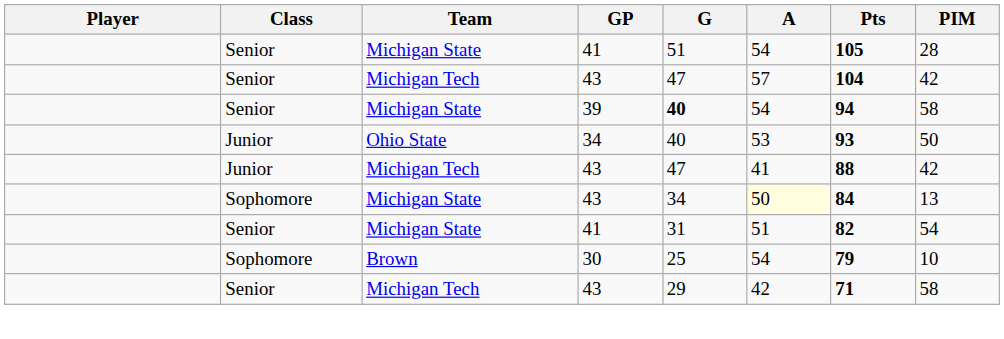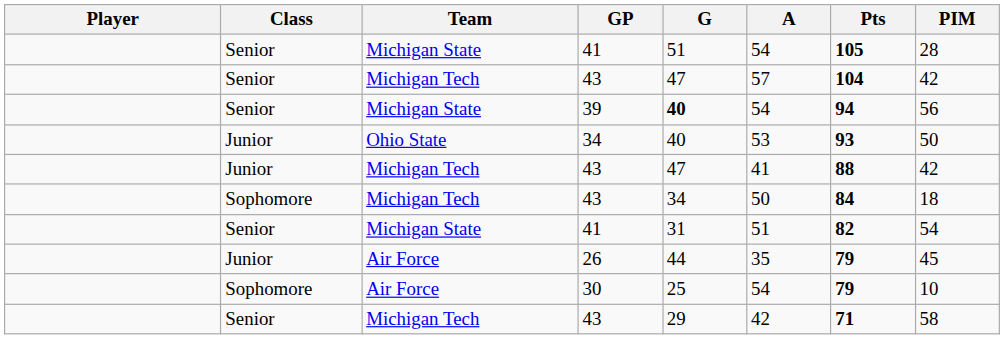(929, 109) 58 -> (929, 109) 56
(424, 199) Michigan State -> (423, 199) Michigan Tech
(760, 199) lightyellow background -> (760, 199) no background
(929, 199) 13 -> (929, 199) 18
+ row: (249, 259)
(392, 259) Brown -> (403, 288) Air Force
